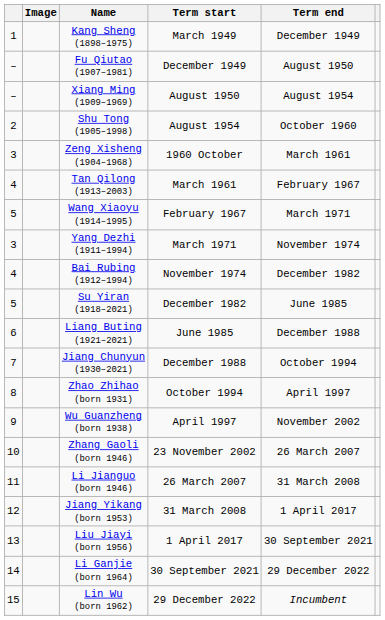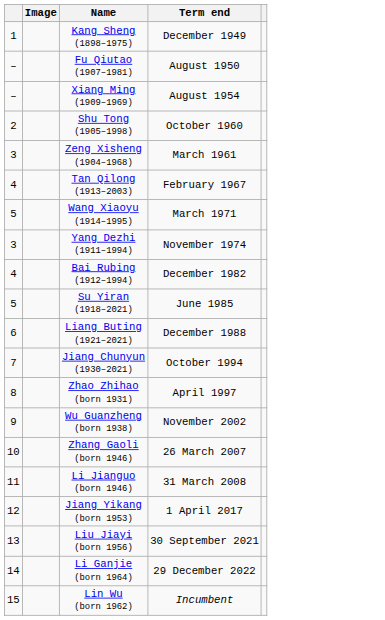- column: (204, 13)
